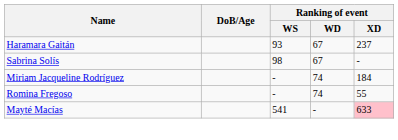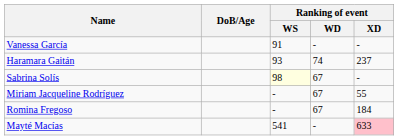+ row: (37, 45)
(318, 45) 67 -> (318, 61) 74
(277, 61) no background -> (277, 77) lightyellow background
(318, 77) 74 -> (318, 94) 67
(364, 77) 184 -> (362, 94) 55
(318, 94) 74 -> (318, 110) 67
(362, 94) 55 -> (364, 110) 184
